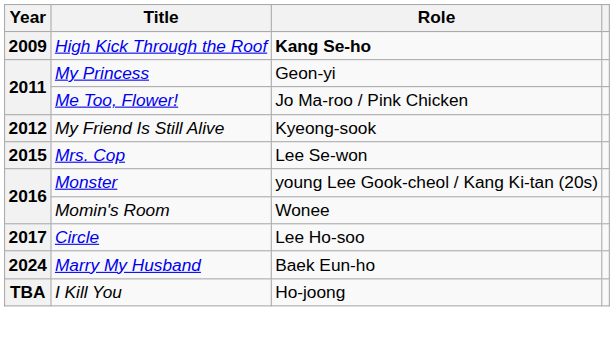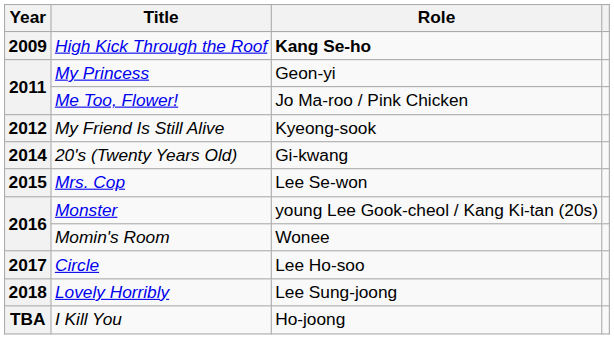+ row: (146, 155)
+ row: (112, 292)
- row: (128, 264)
